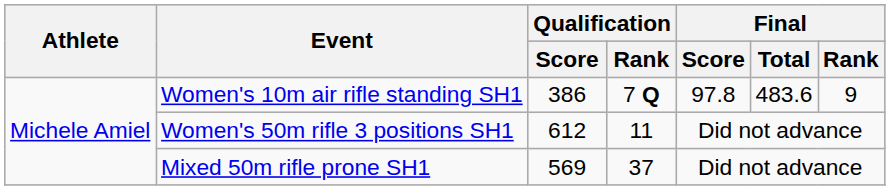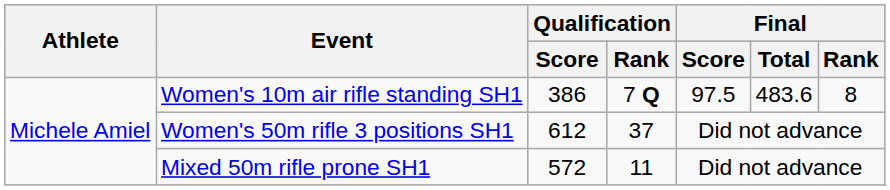(713, 95) 97.8 -> (713, 95) 97.5
(851, 95) 9 -> (851, 95) 8
(641, 131) 11 -> (641, 131) 37
(567, 167) 569 -> (567, 167) 572
(641, 167) 37 -> (641, 167) 11
